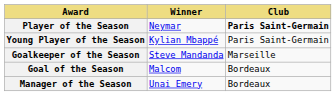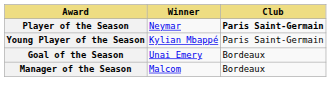- row: (76, 55)
(165, 69) Malcom -> (176, 55) Unai Emery
(176, 84) Unai Emery -> (165, 69) Malcom
